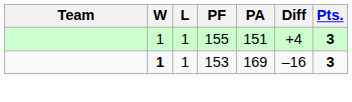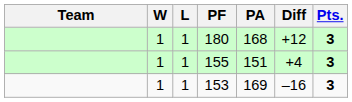+ row: (217, 39)
(160, 62) bold -> (160, 85) normal
